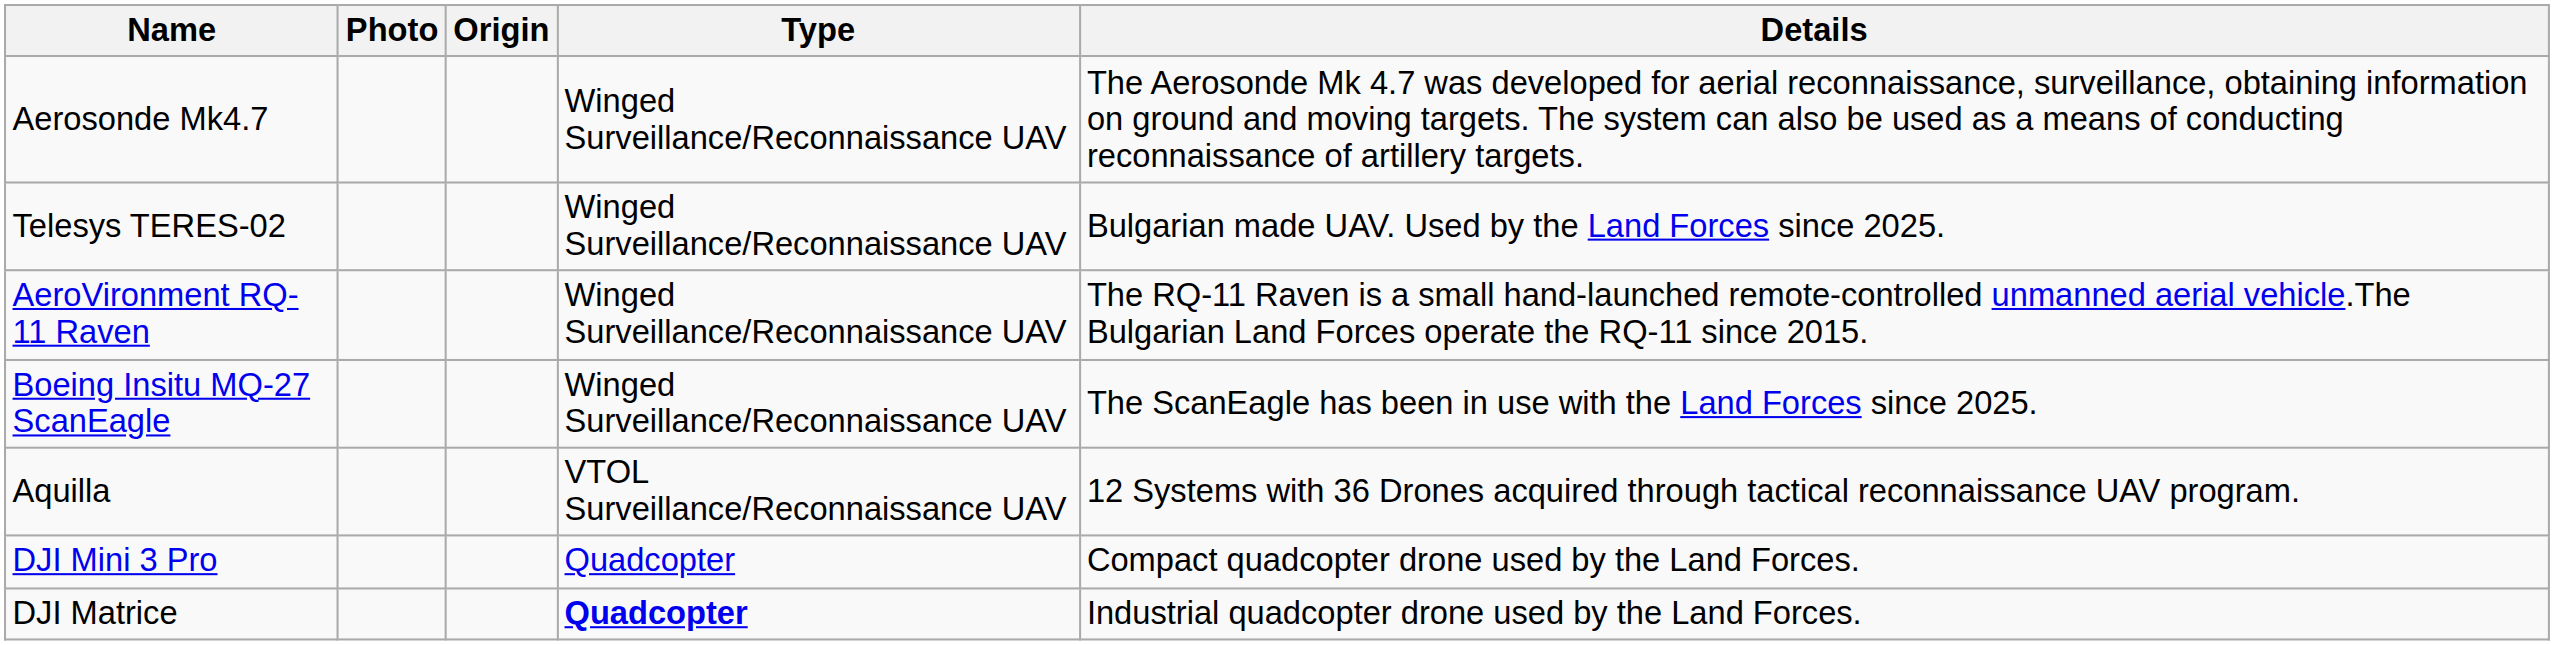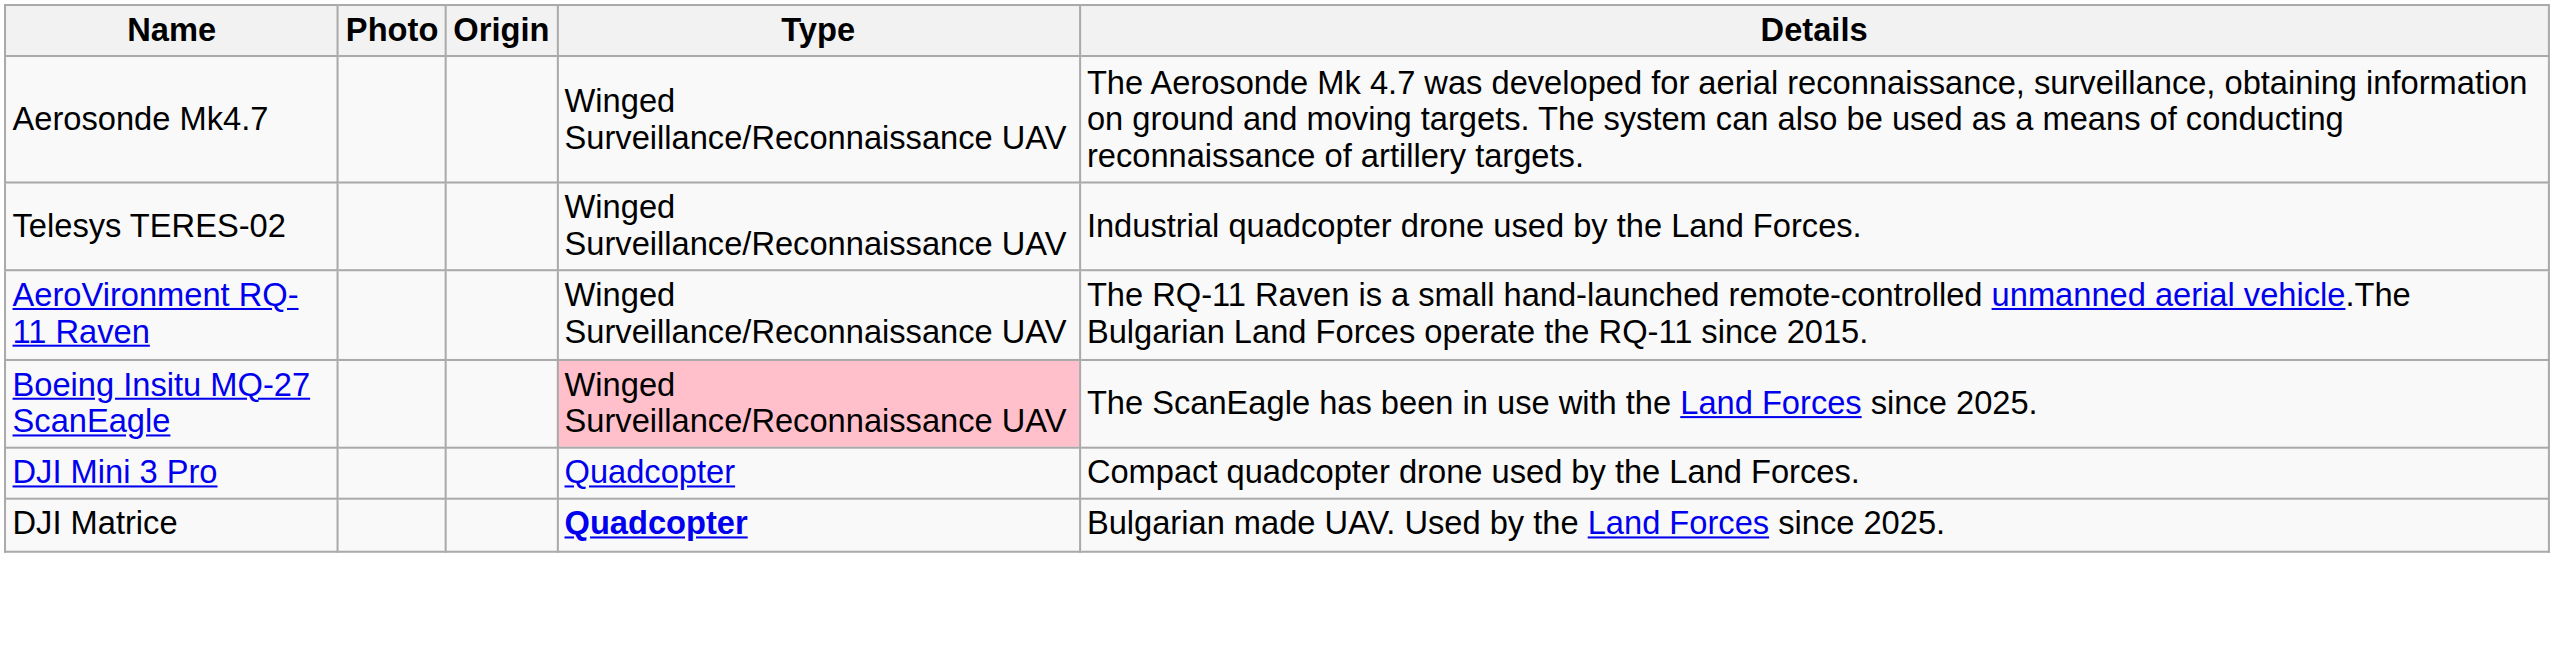(1516, 225) Bulgarian made UAV. Used by the Land Forces since 2025. -> (1474, 225) Industrial quadcopter drone used by the Land Forces.
(816, 402) no background -> (816, 402) pink background
- row: (62, 491)
(1474, 613) Industrial quadcopter drone used by the Land Forces. -> (1516, 524) Bulgarian made UAV. Used by the Land Forces since 2025.
